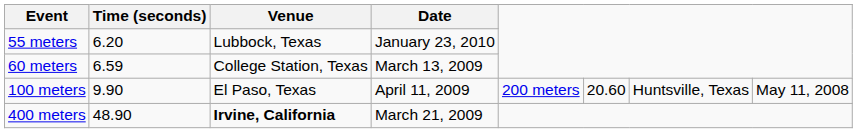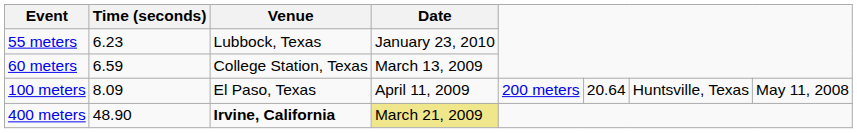(108, 41) 6.20 -> (108, 41) 6.23
(108, 90) 9.90 -> (108, 90) 8.09
(606, 90) 20.60 -> (606, 90) 20.64
(429, 115) no background -> (429, 115) khaki background
